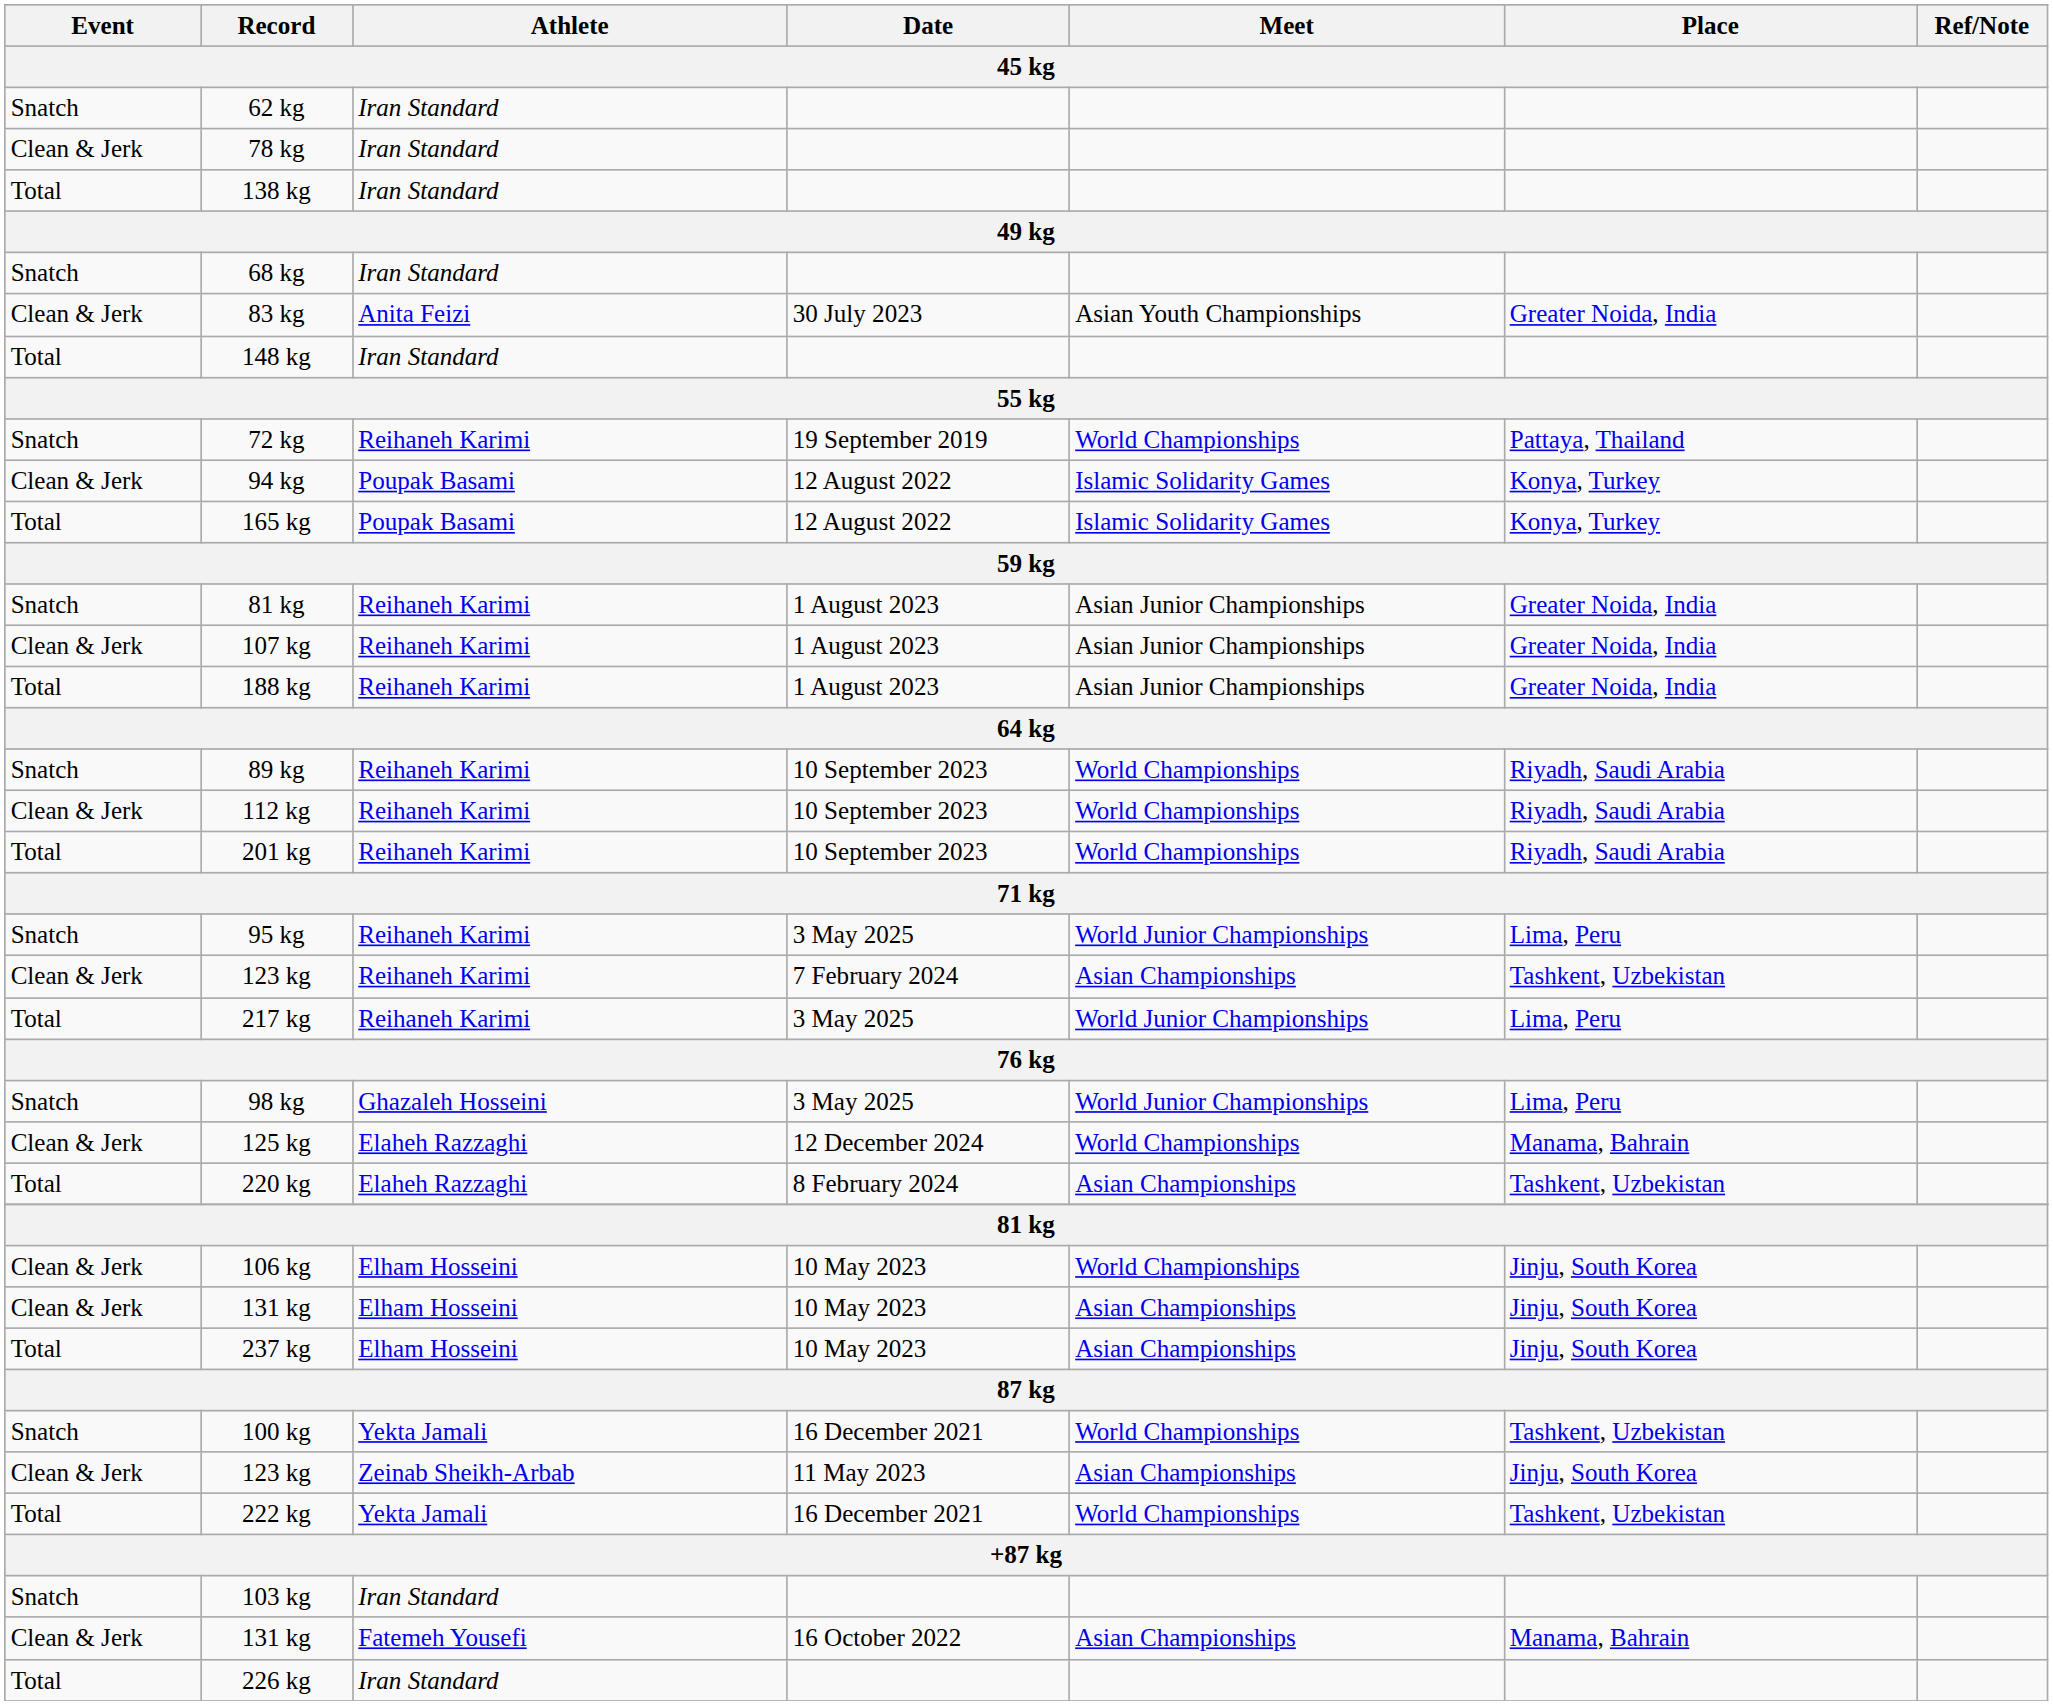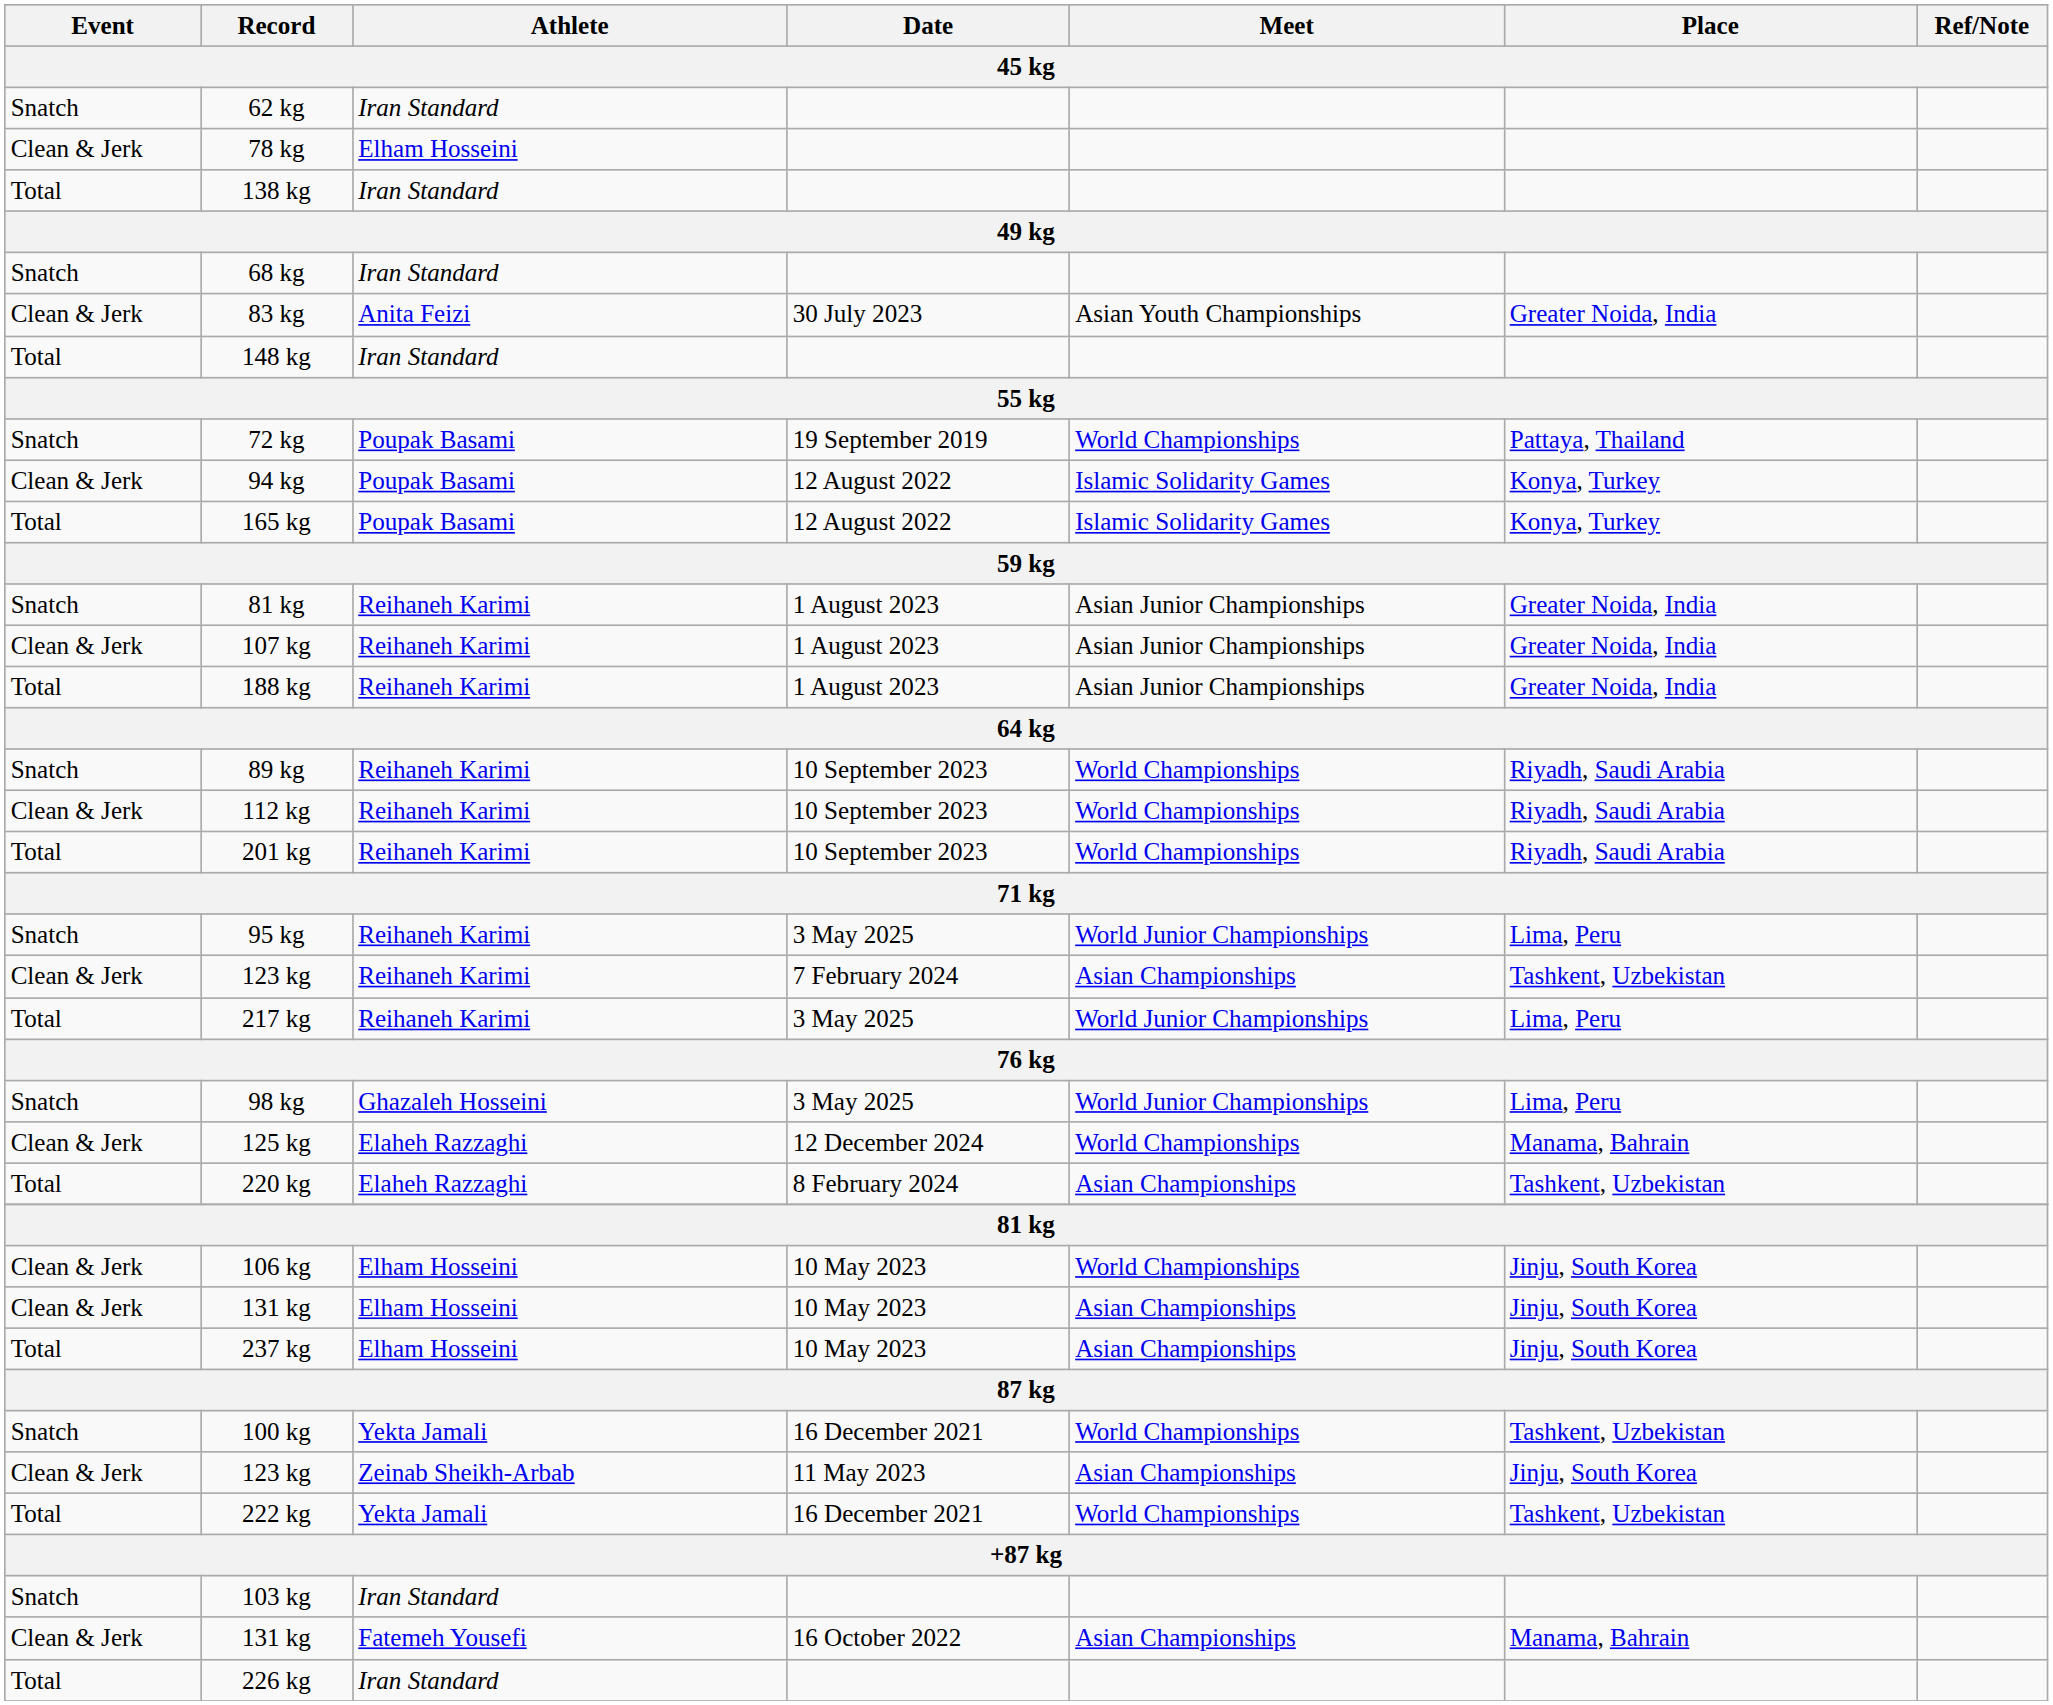(428, 149) Iran Standard -> (438, 149) Elham Hosseini
(444, 438) Reihaneh Karimi -> (437, 438) Poupak Basami
